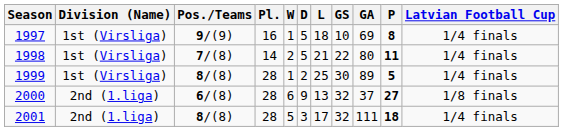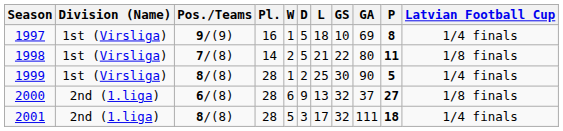(480, 55) 1/4 finals -> (480, 55) 1/8 finals
(367, 76) 89 -> (367, 76) 90
